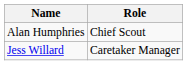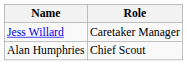rows swapped: (35, 50) <-> (46, 32)
